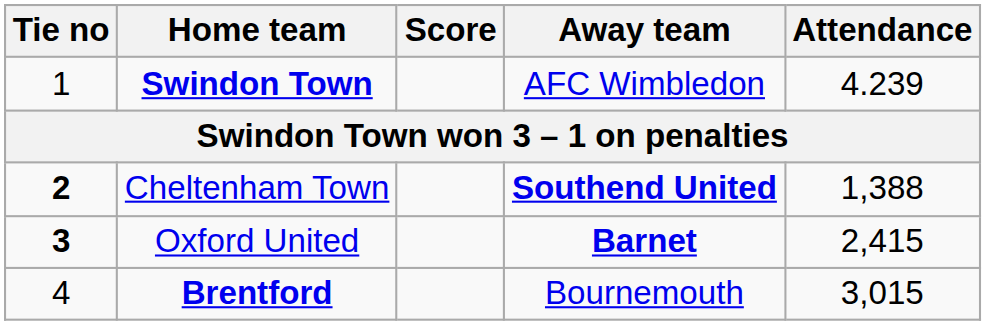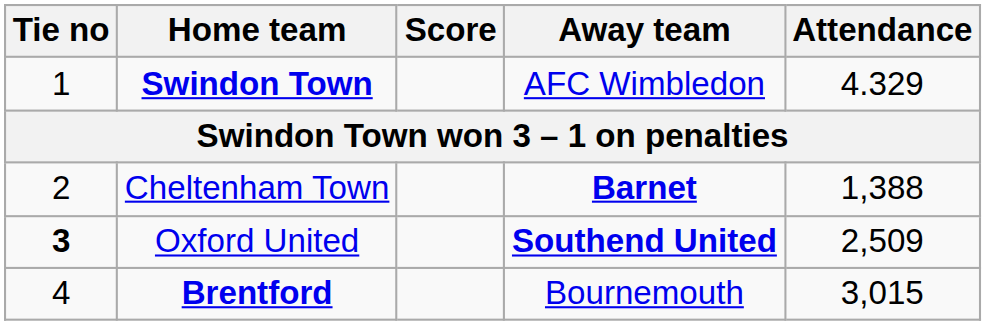(882, 83) 4.239 -> (882, 83) 4.329
(61, 188) bold -> (61, 188) normal
(644, 188) Southend United -> (644, 188) Barnet
(644, 240) Barnet -> (644, 240) Southend United
(882, 240) 2,415 -> (882, 240) 2,509
